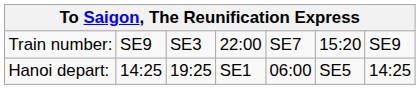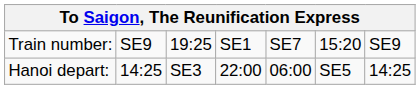(186, 44) SE3 -> (191, 44) 19:25
(241, 44) 22:00 -> (236, 44) SE1
(191, 71) 19:25 -> (186, 71) SE3
(236, 71) SE1 -> (241, 71) 22:00
